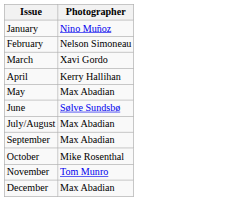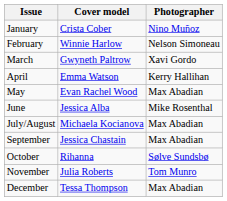+ column: (102, 12)
(90, 108) Sølve Sundsbø -> (180, 108) Mike Rosenthal
(92, 156) Mike Rosenthal -> (178, 156) Sølve Sundsbø
